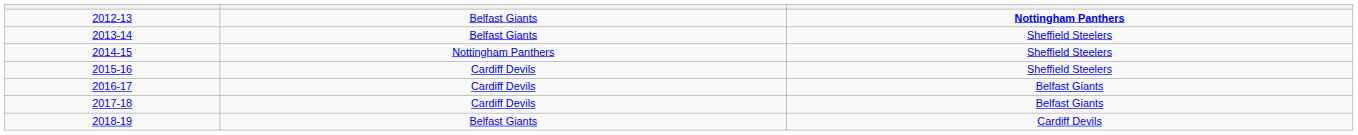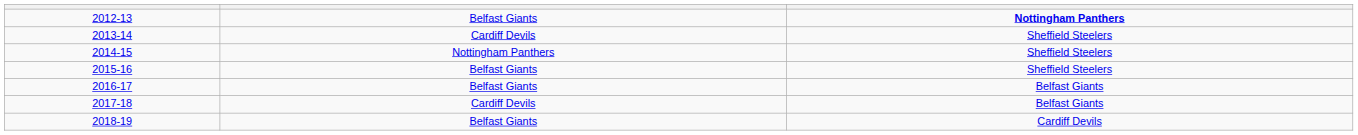(503, 35) Belfast Giants -> (503, 35) Cardiff Devils
(503, 69) Cardiff Devils -> (503, 69) Belfast Giants
(503, 87) Cardiff Devils -> (503, 87) Belfast Giants
